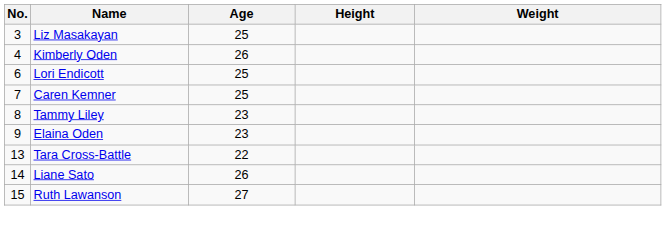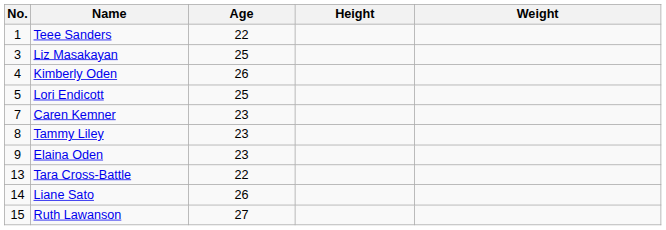+ row: (73, 34)
(17, 74) 6 -> (17, 94) 5
(242, 94) 25 -> (242, 114) 23
